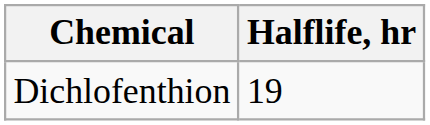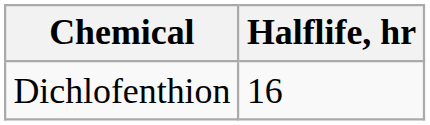(265, 89) 19 -> (265, 89) 16
